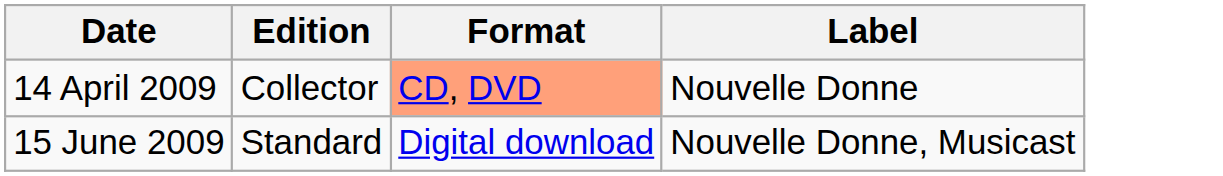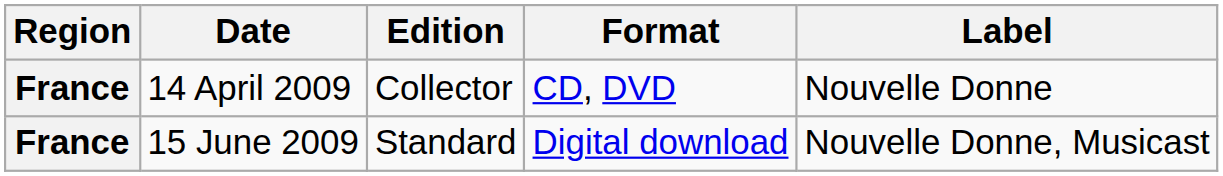+ column: (72, 32)
(470, 87) lightsalmon background -> (604, 87) no background
